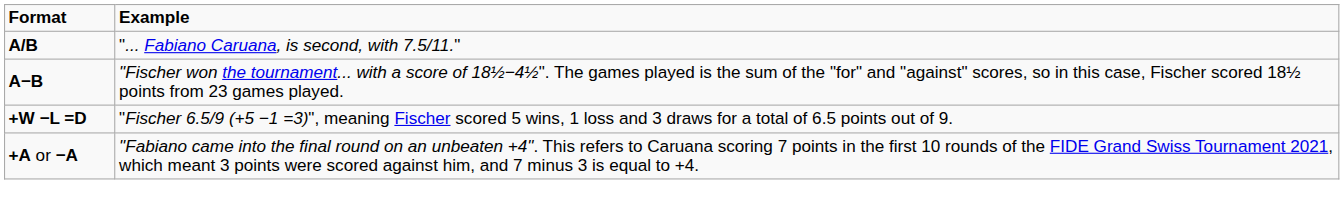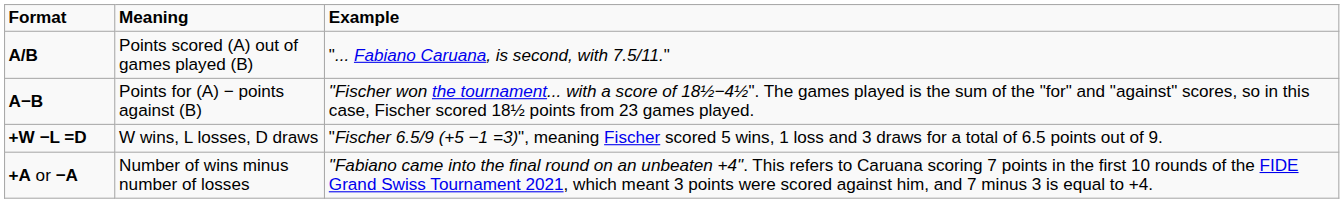+ column: (154, 18)
